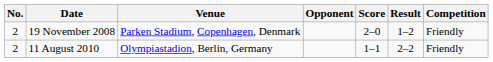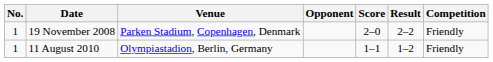(15, 31) 2 -> (15, 31) 1
(406, 31) 1–2 -> (406, 31) 2–2
(15, 48) 2 -> (15, 48) 1
(406, 48) 2–2 -> (406, 48) 1–2
